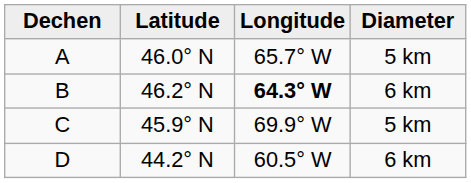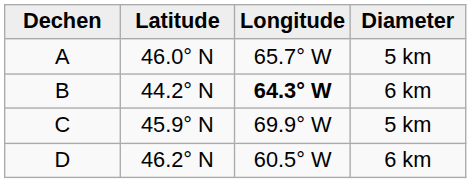(177, 90) 46.2° N -> (177, 90) 44.2° N
(177, 159) 44.2° N -> (177, 159) 46.2° N
